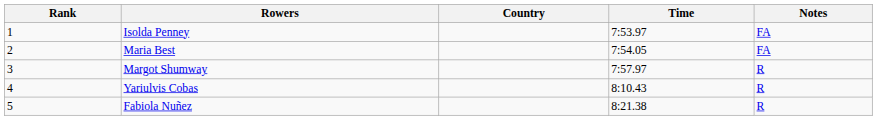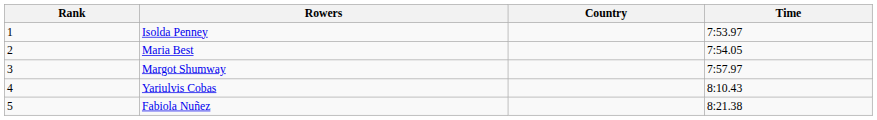- column: (813, 13)
